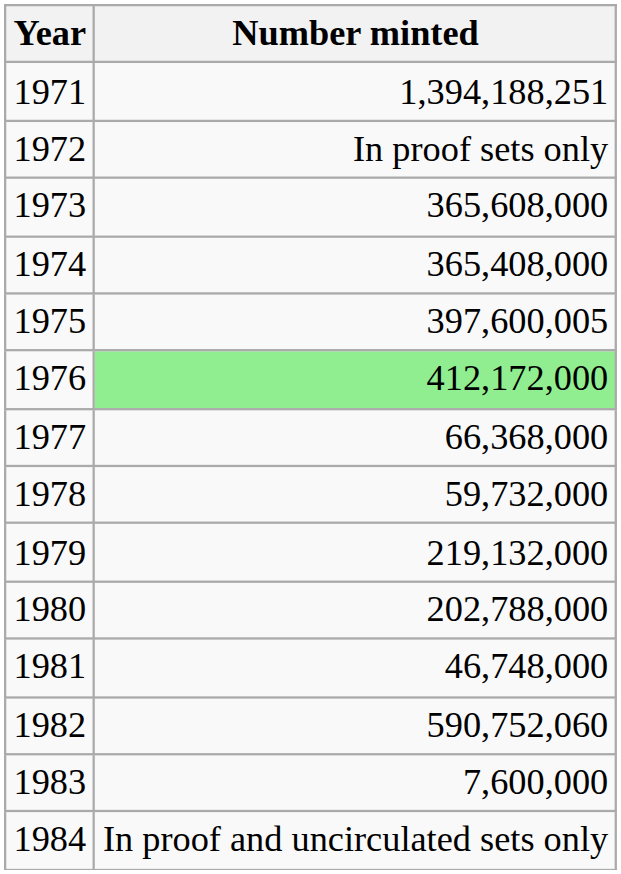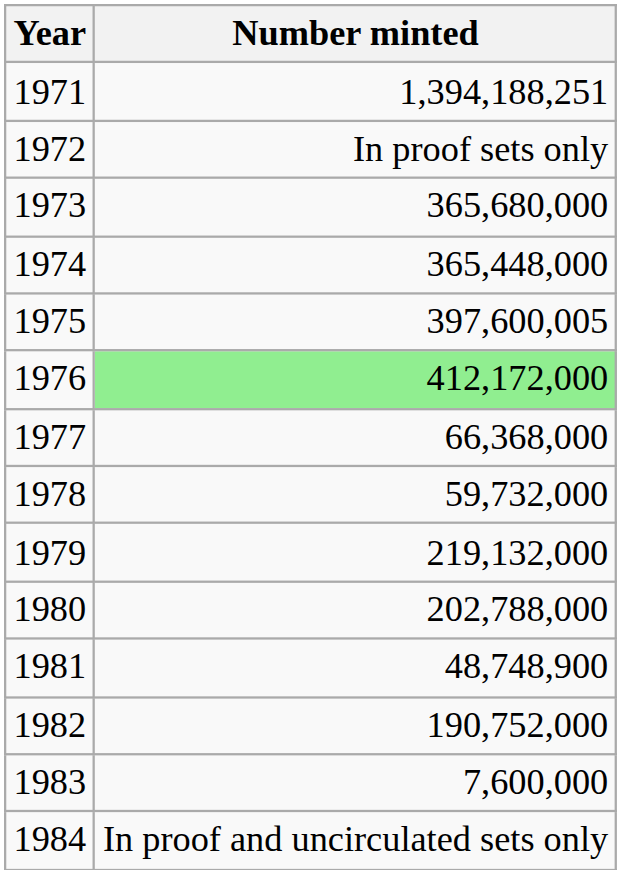(517, 206) 365,608,000 -> (517, 206) 365,680,000
(517, 263) 365,408,000 -> (517, 263) 365,448,000
(526, 666) 46,748,000 -> (526, 666) 48,748,900
(517, 724) 590,752,060 -> (517, 724) 190,752,000
